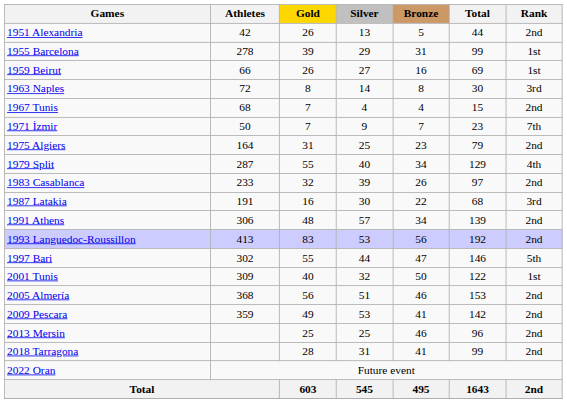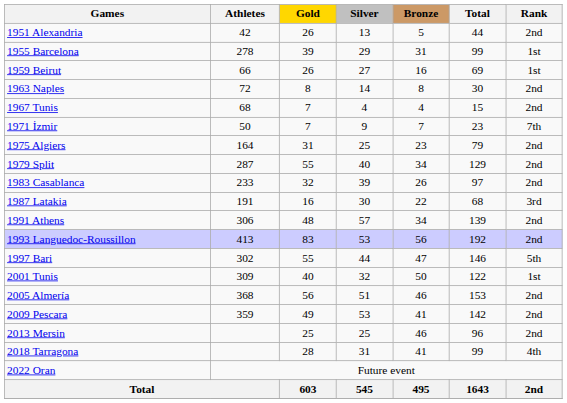(534, 89) 3rd -> (534, 89) 2nd
(534, 164) 4th -> (534, 164) 2nd
(534, 351) 2nd -> (534, 351) 4th
